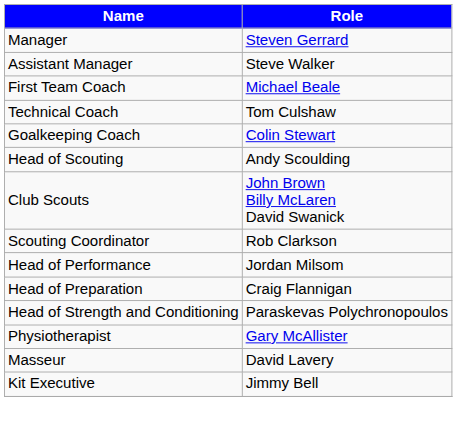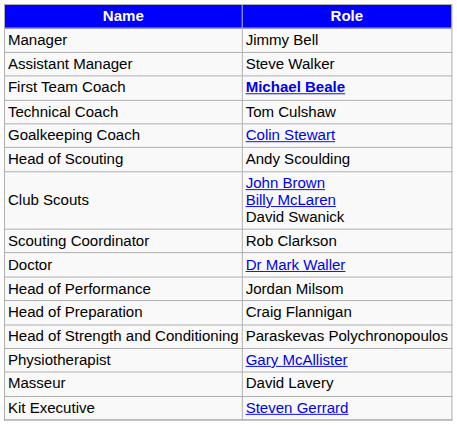(297, 40) Steven Gerrard -> (282, 40) Jimmy Bell
(293, 87) normal -> (295, 87) bold
+ row: (30, 264)
(282, 384) Jimmy Bell -> (297, 408) Steven Gerrard
